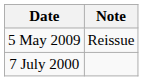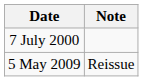rows swapped: (44, 64) <-> (44, 40)
